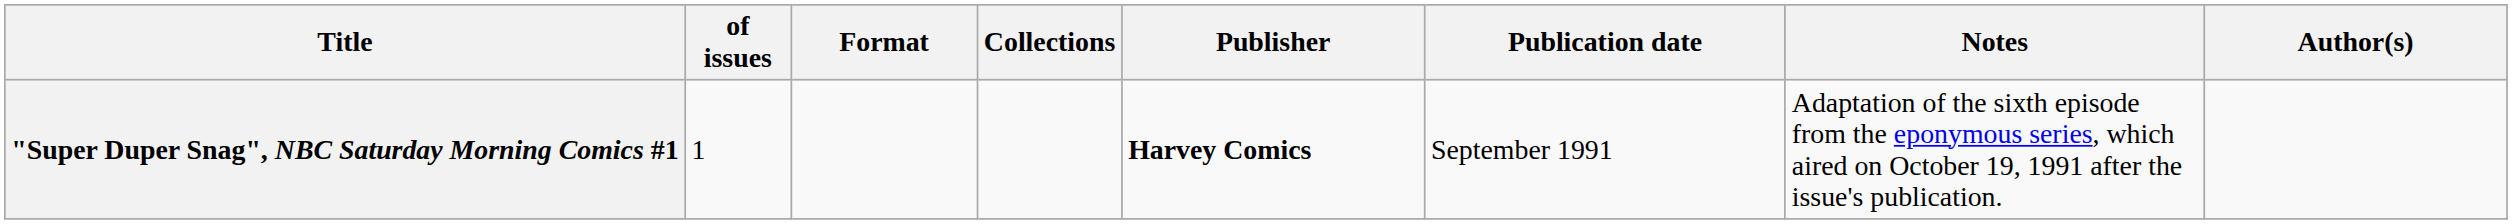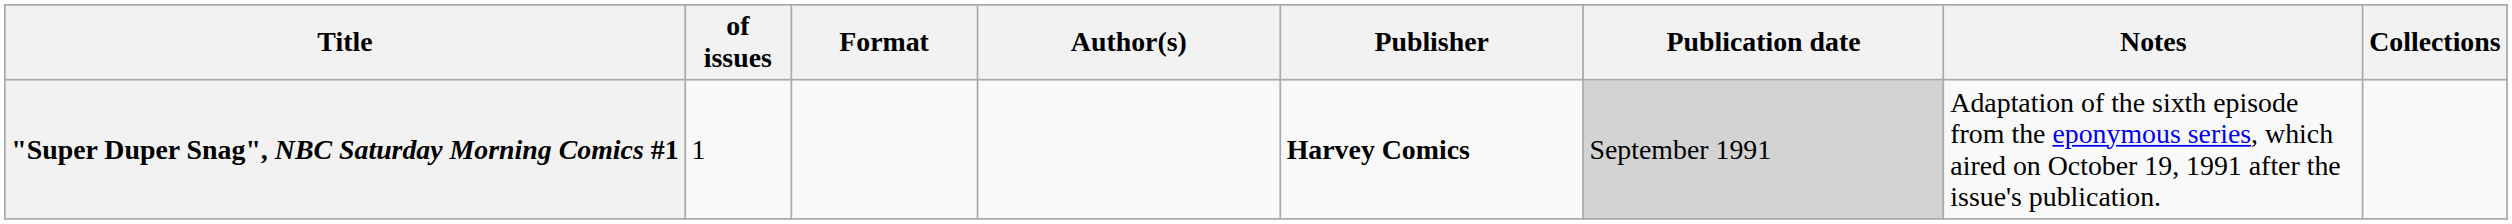columns swapped: (2356, 42) <-> (1050, 42)
(1522, 149) no background -> (1680, 149) lightgrey background
